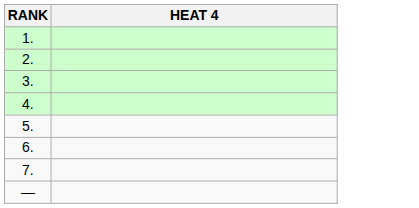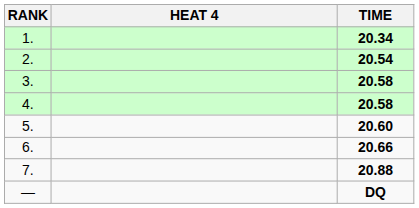+ column: (375, 16)
